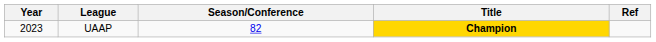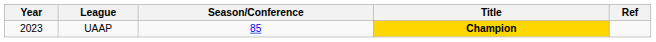(256, 28) 82 -> (256, 28) 85
